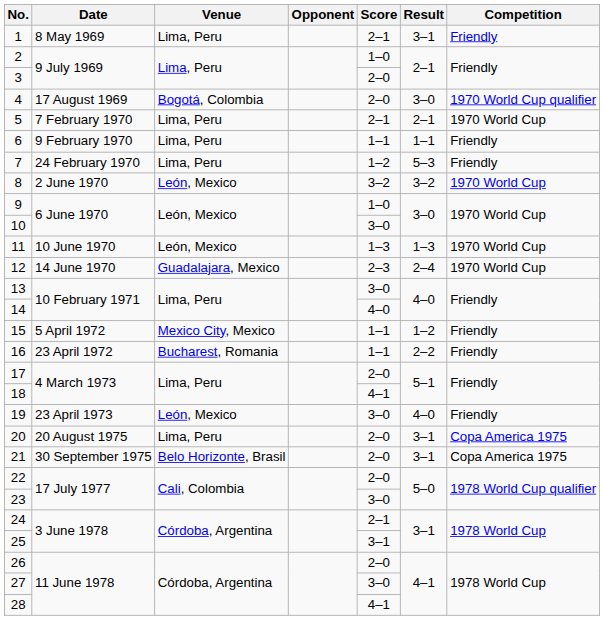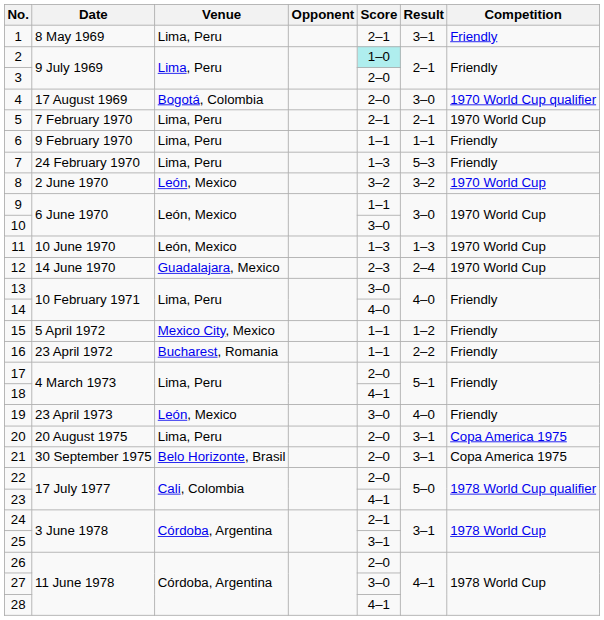(379, 57) no background -> (379, 57) paleturquoise background
(379, 162) 1–2 -> (379, 162) 1–3
(379, 204) 1–0 -> (379, 204) 1–1
(379, 499) 3–0 -> (379, 499) 4–1
